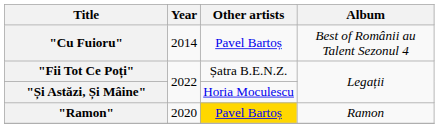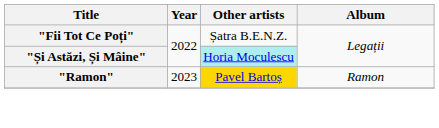- row: (86, 43)
(249, 92) no background -> (249, 56) paleturquoise background
(184, 112) 2020 -> (184, 77) 2023
